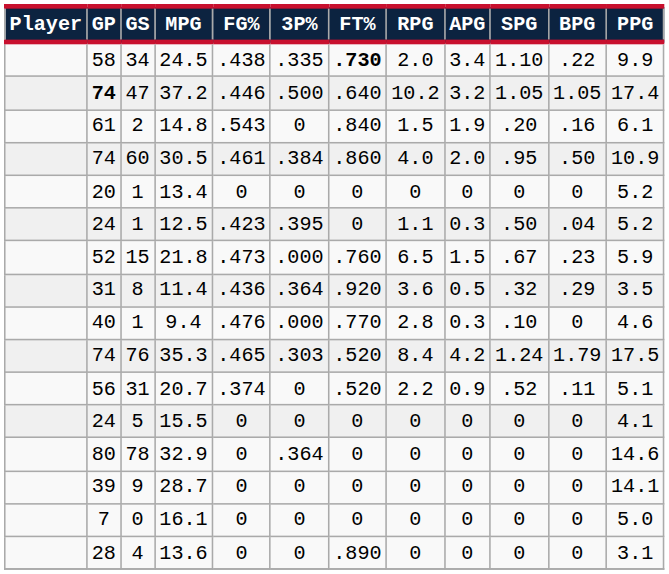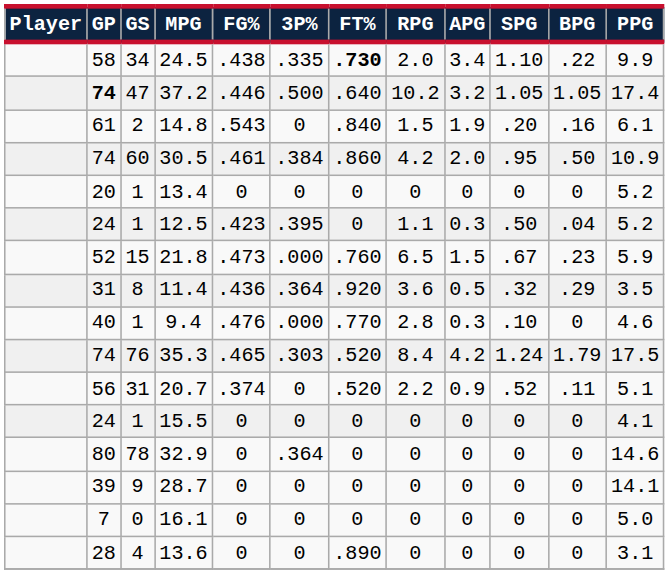(415, 159) 4.0 -> (415, 159) 4.2
(138, 421) 5 -> (138, 421) 1
